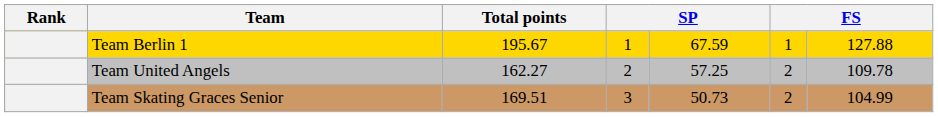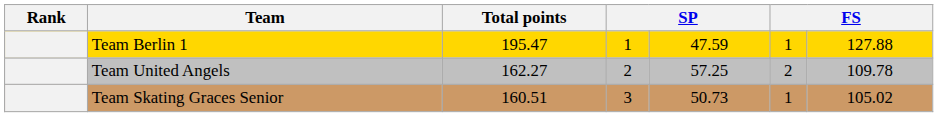(524, 44) 195.67 -> (524, 44) 195.47
(709, 44) 67.59 -> (709, 44) 47.59
(524, 97) 169.51 -> (524, 97) 160.51
(788, 97) 2 -> (788, 97) 1
(870, 97) 104.99 -> (870, 97) 105.02
